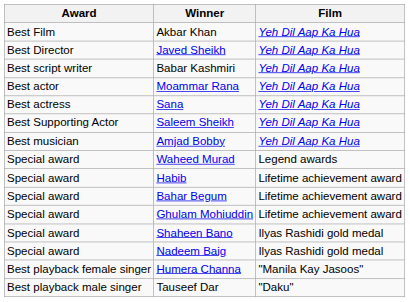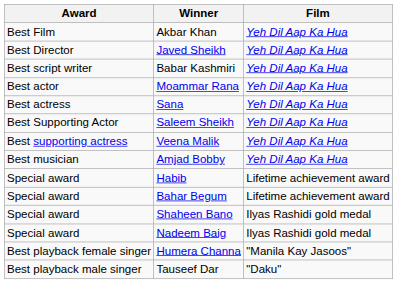+ row: (188, 141)
- row: (196, 159)
- row: (205, 214)
